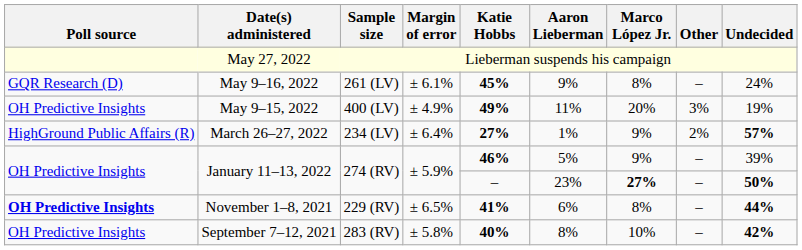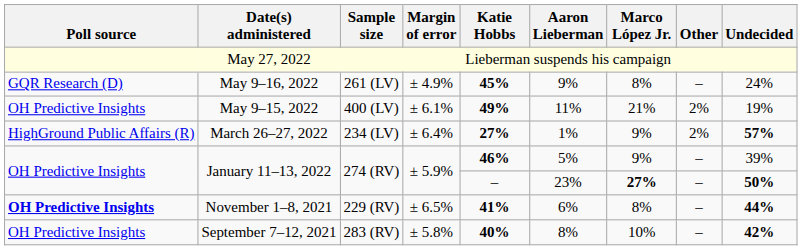(431, 84) ± 6.1% -> (431, 84) ± 4.9%
(431, 109) ± 4.9% -> (431, 109) ± 6.1%
(642, 109) 20% -> (642, 109) 21%
(699, 109) 3% -> (699, 109) 2%
